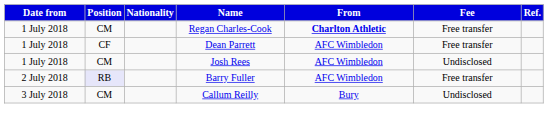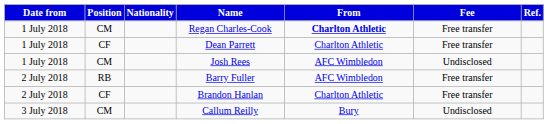(349, 45) AFC Wimbledon -> (349, 45) Charlton Athletic
(104, 78) lavender background -> (104, 78) no background
+ row: (230, 95)
